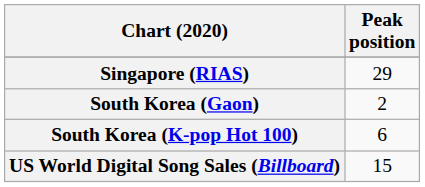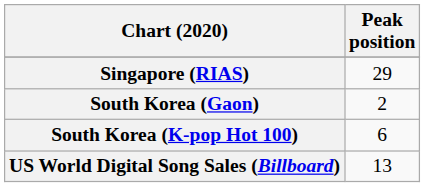(382, 165) 15 -> (382, 165) 13
